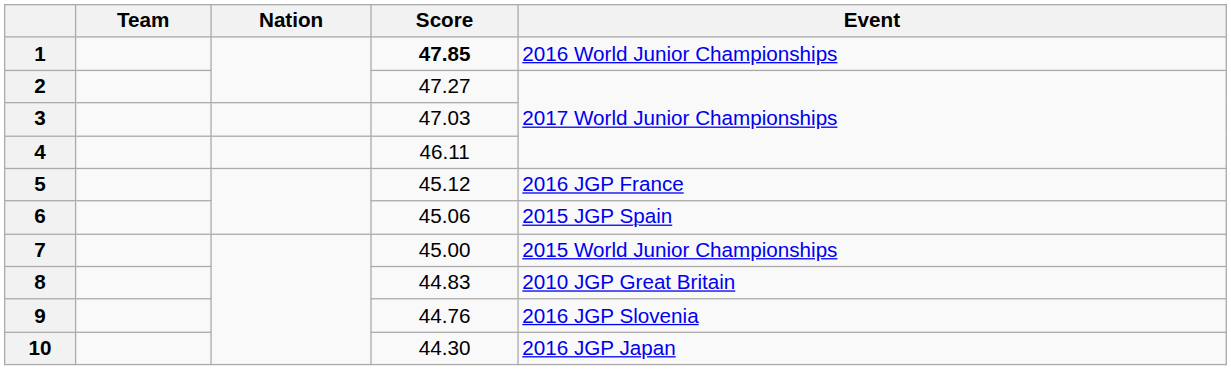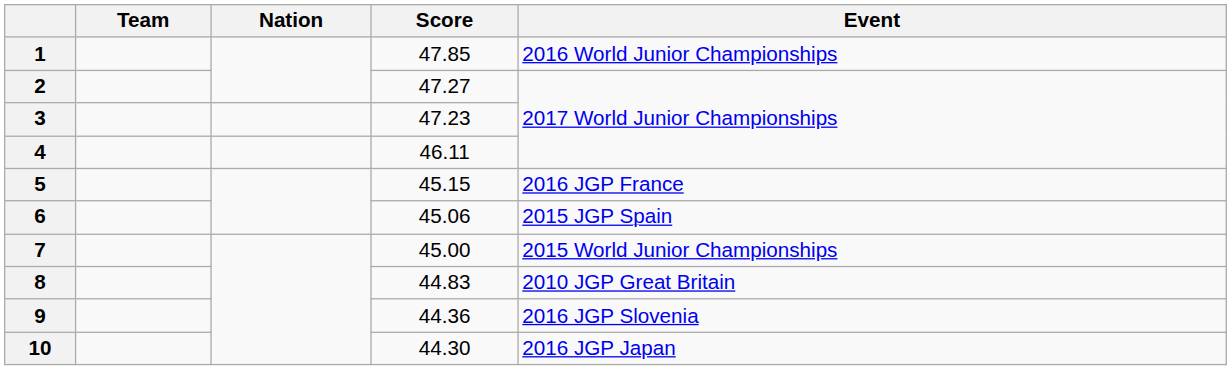(445, 53) bold -> (445, 53) normal
(445, 119) 47.03 -> (445, 119) 47.23
(445, 184) 45.12 -> (445, 184) 45.15
(445, 315) 44.76 -> (445, 315) 44.36
